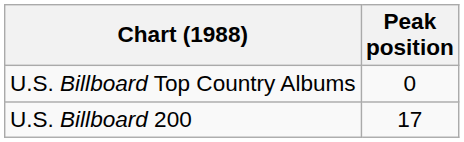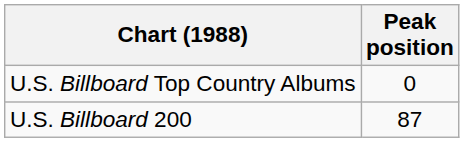(410, 119) 17 -> (410, 119) 87
